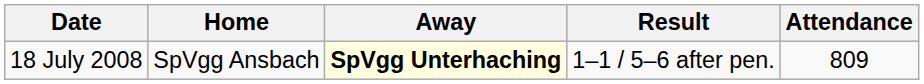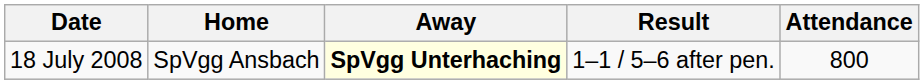(849, 60) 809 -> (849, 60) 800
